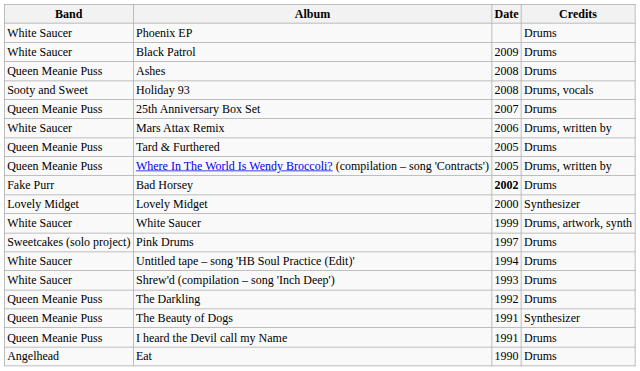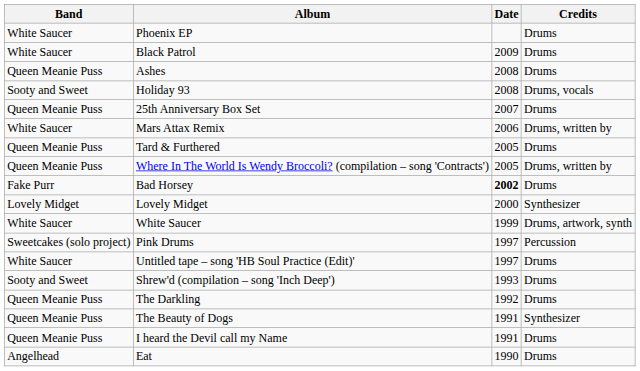(540, 242) Drums -> (550, 242) Percussion
(506, 261) 1994 -> (506, 261) 1997
(40, 280) White Saucer -> (47, 280) Sooty and Sweet
